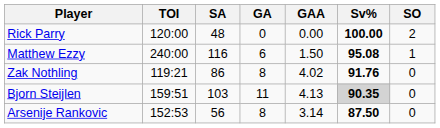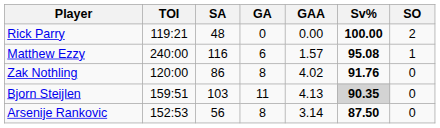(169, 34) 120:00 -> (169, 34) 119:21
(311, 53) 1.50 -> (311, 53) 1.57
(169, 73) 119:21 -> (169, 73) 120:00
